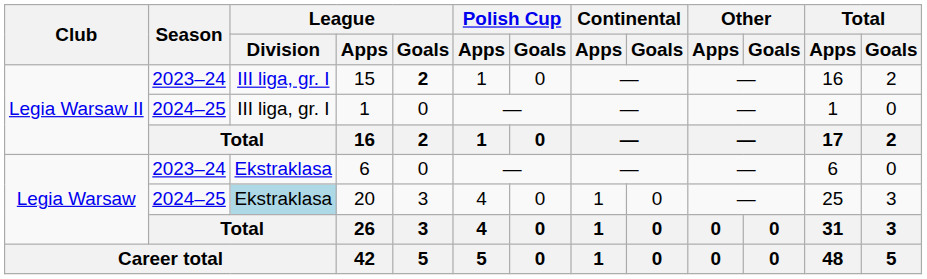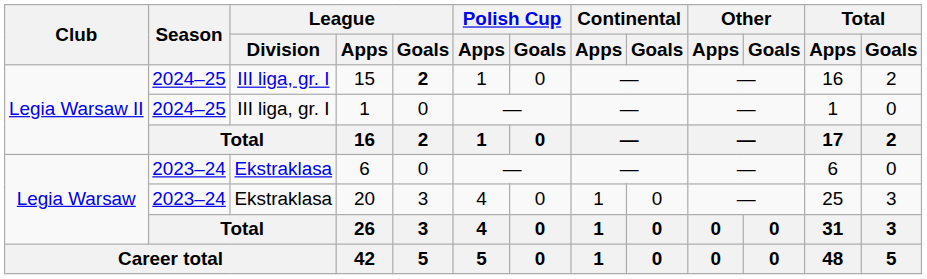(189, 79) 2023–24 -> (189, 79) 2024–25
(189, 199) 2024–25 -> (189, 199) 2023–24
(283, 199) lightblue background -> (283, 199) no background
